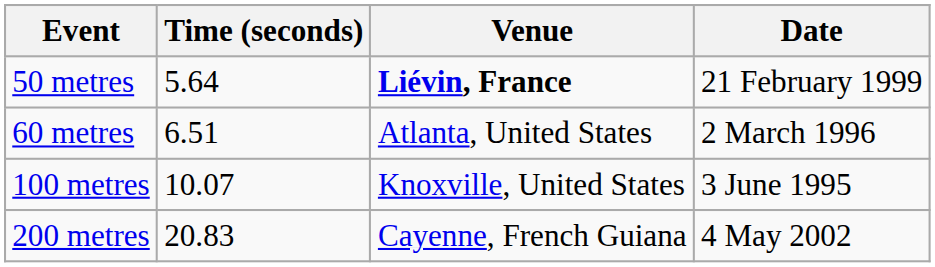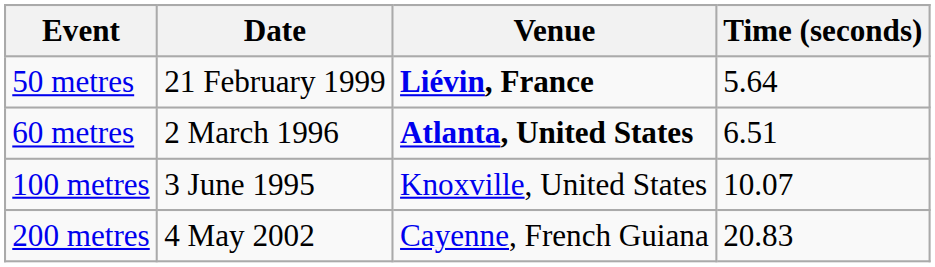columns swapped: (264, 30) <-> (812, 30)
(515, 133) normal -> (547, 133) bold
